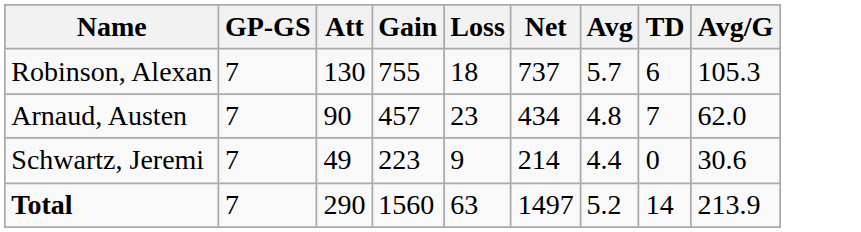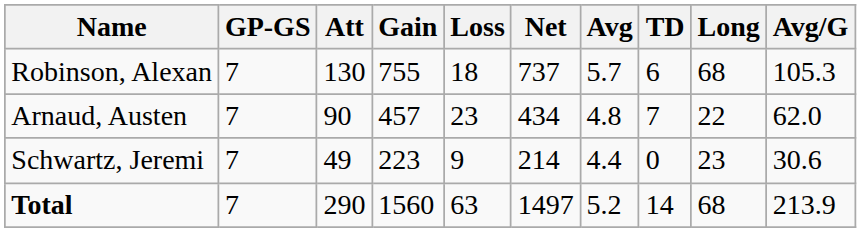+ column: (729, 26)
